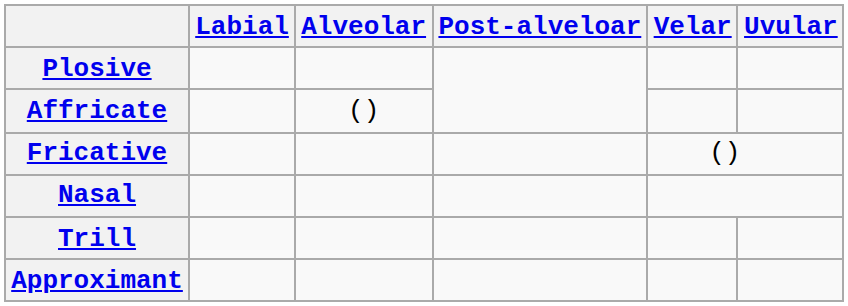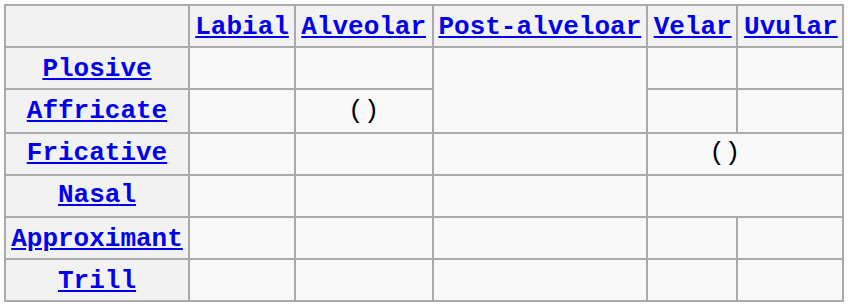rows swapped: (97, 238) <-> (97, 280)
